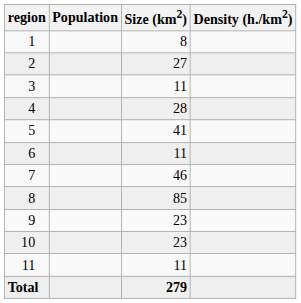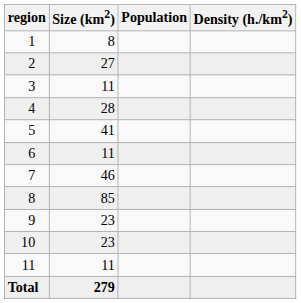columns swapped: (156, 17) <-> (85, 17)
